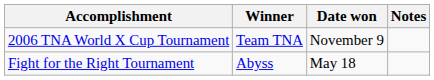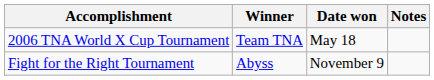(347, 39) November 9 -> (333, 39) May 18
(333, 63) May 18 -> (347, 63) November 9
